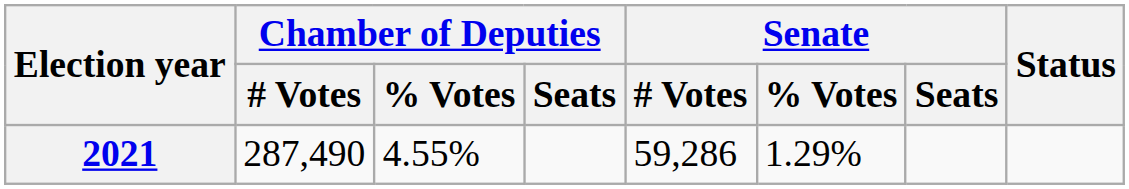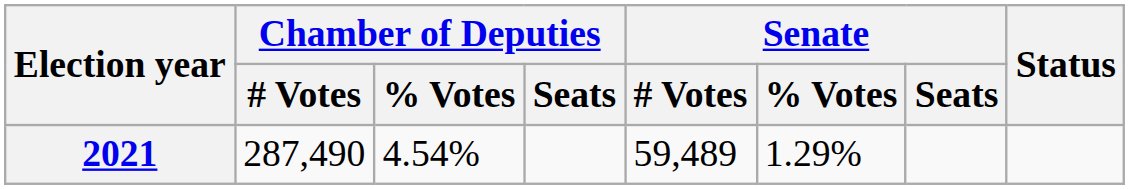(431, 153) 4.55% -> (431, 153) 4.54%
(685, 153) 59,286 -> (685, 153) 59,489
